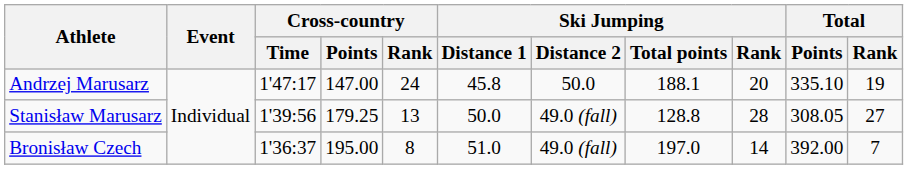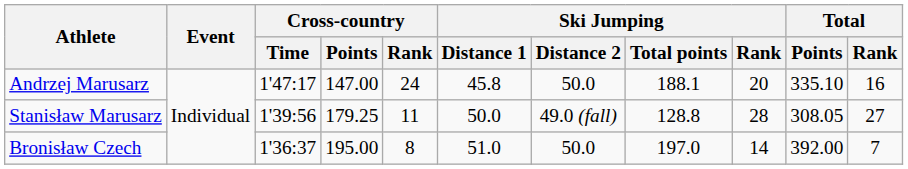(875, 84) 19 -> (875, 84) 16
(410, 116) 13 -> (410, 116) 11
(578, 148) 49.0 (fall) -> (578, 148) 50.0
